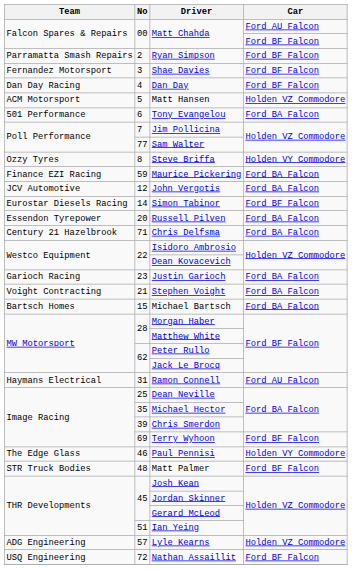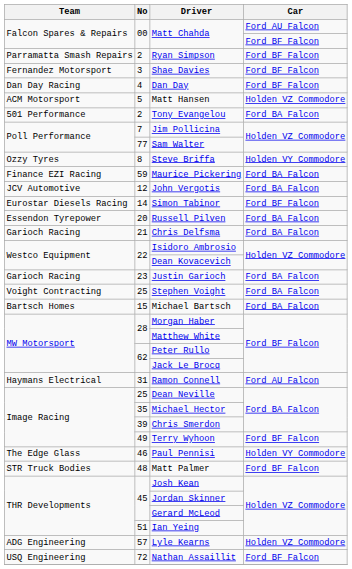(140, 115) 6 -> (140, 115) 2
(62, 233) Century 21 Hazelbrook -> (43, 233) Garioch Racing
(142, 233) 71 -> (142, 233) 21
(142, 292) 21 -> (142, 292) 25
(142, 439) 69 -> (142, 439) 49
